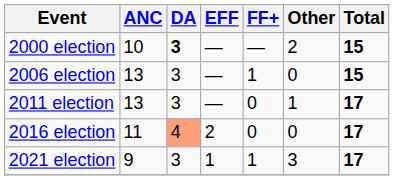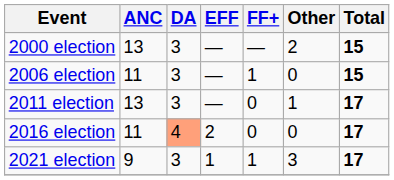(134, 47) 10 -> (134, 47) 13
(176, 47) bold -> (176, 47) normal
(134, 75) 13 -> (133, 75) 11
